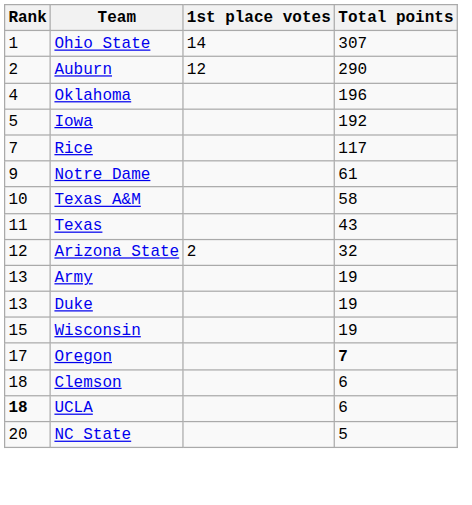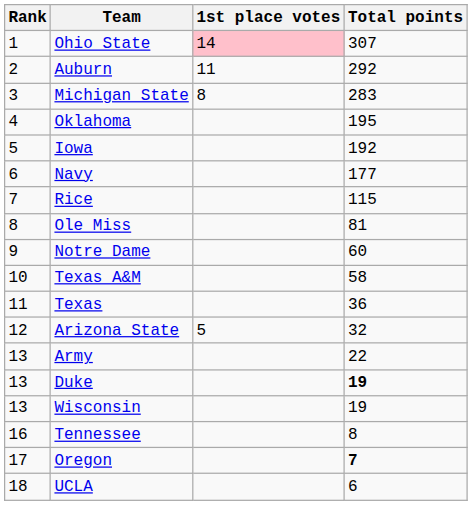(196, 44) no background -> (206, 44) pink background
(196, 70) 12 -> (206, 70) 11
(353, 70) 290 -> (362, 70) 292
+ row: (122, 96)
(353, 96) 196 -> (362, 122) 195
+ row: (74, 174)
(353, 148) 117 -> (362, 200) 115
+ row: (93, 226)
(348, 174) 61 -> (358, 252) 60
(348, 226) 43 -> (358, 304) 36
(192, 252) 2 -> (201, 330) 5
(348, 278) 19 -> (358, 356) 22
(348, 304) normal -> (358, 382) bold
(18, 330) 15 -> (18, 409) 13
+ row: (98, 435)
- row: (88, 382)
(18, 409) bold -> (18, 487) normal
- row: (93, 435)
